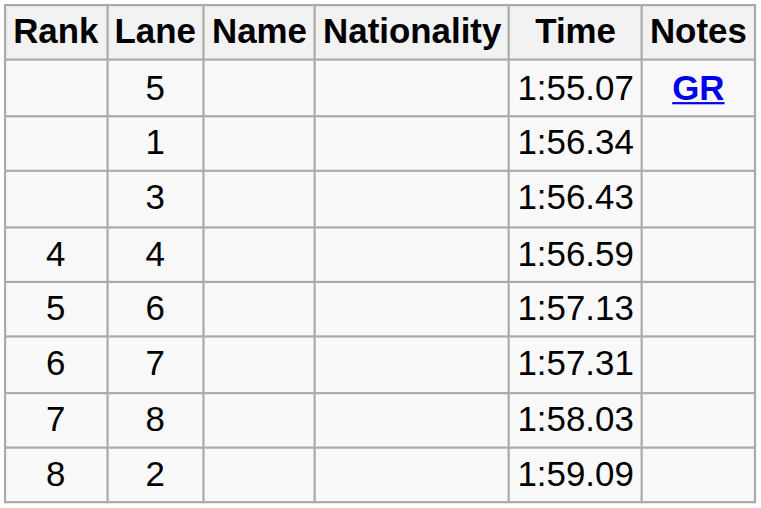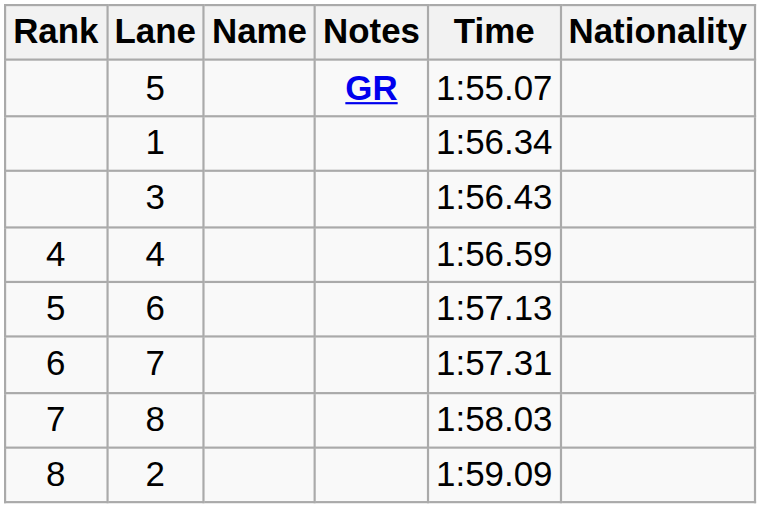columns swapped: (412, 32) <-> (698, 32)
